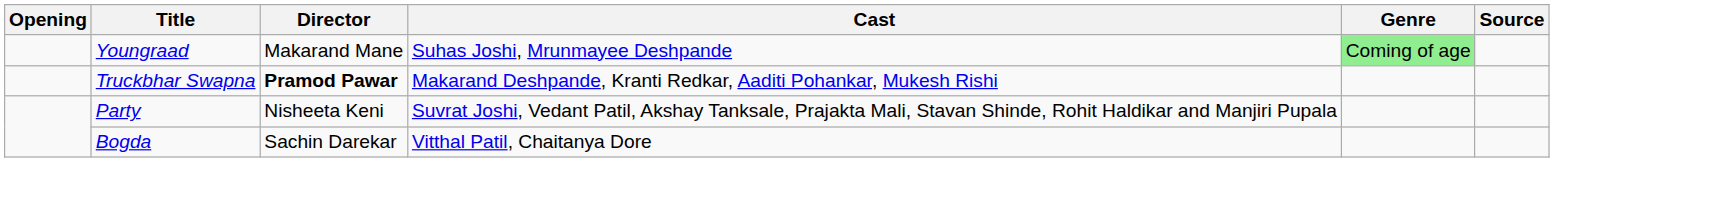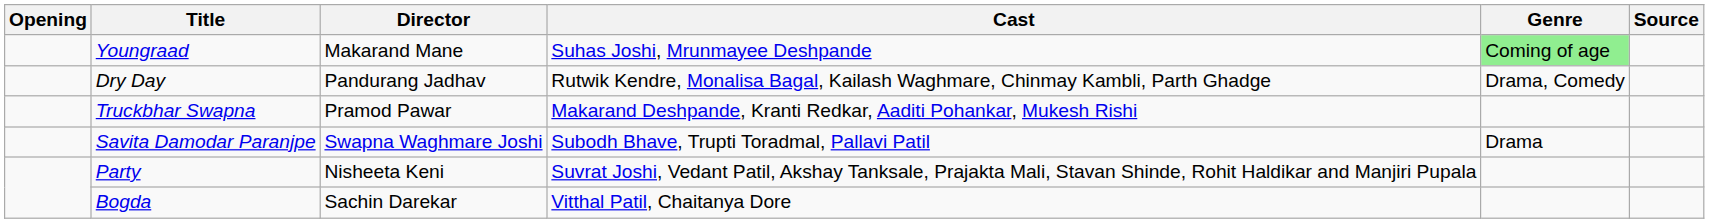+ row: (130, 80)
(331, 80) bold -> (388, 111) normal
+ row: (206, 141)
